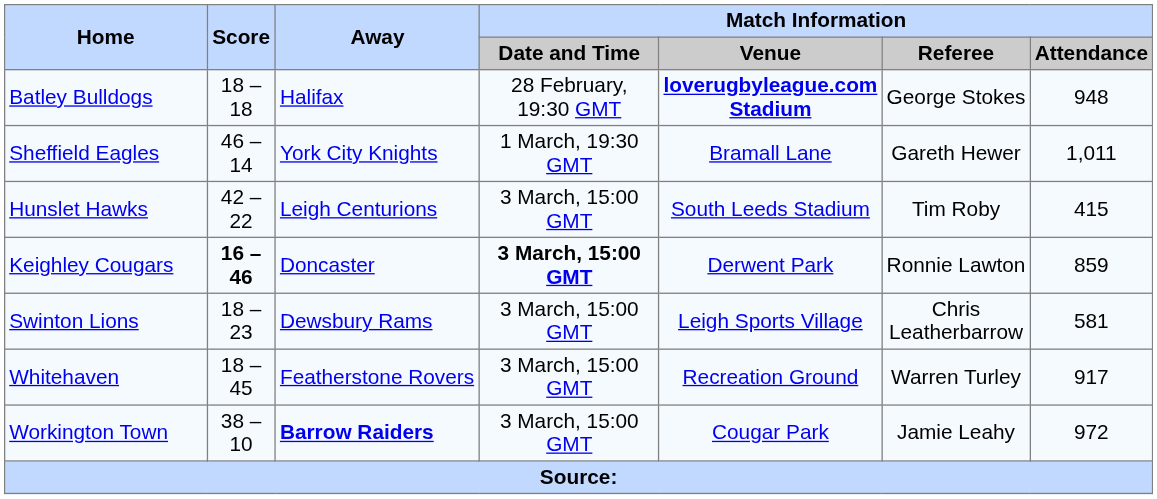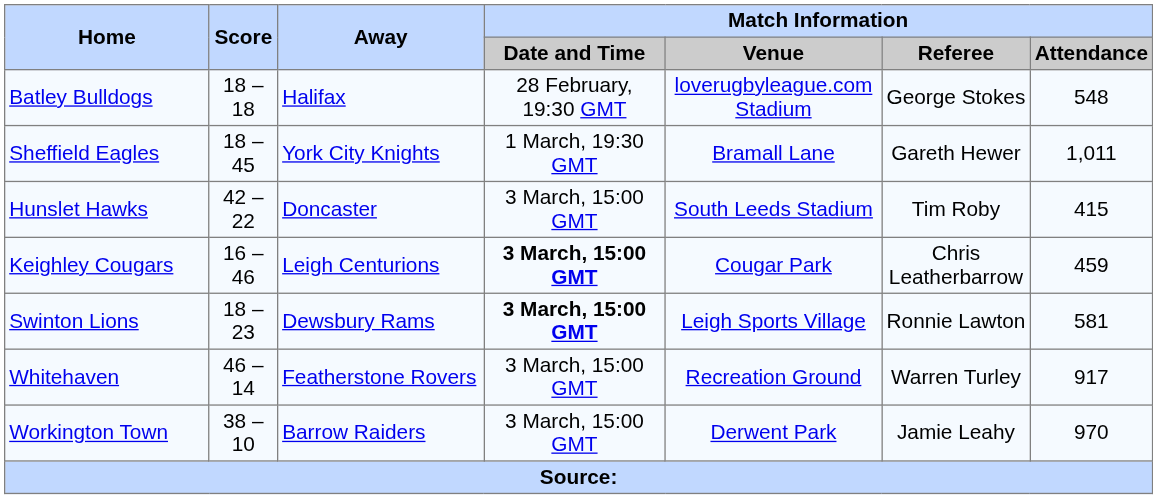(770, 97) bold -> (773, 97) normal
(1091, 97) 948 -> (1091, 97) 548
(241, 153) 46 – 14 -> (243, 153) 18 – 45
(359, 209) Leigh Centurions -> (330, 209) Doncaster
(241, 265) bold -> (243, 265) normal
(327, 265) Doncaster -> (361, 265) Leigh Centurions
(770, 265) Derwent Park -> (773, 265) Cougar Park
(956, 265) Ronnie Lawton -> (956, 265) Chris Leatherbarrow
(1091, 265) 859 -> (1091, 265) 459
(569, 321) normal -> (574, 321) bold
(956, 321) Chris Leatherbarrow -> (956, 321) Ronnie Lawton
(241, 376) 18 – 45 -> (243, 376) 46 – 14
(357, 432) bold -> (354, 432) normal
(770, 432) Cougar Park -> (773, 432) Derwent Park
(1091, 432) 972 -> (1091, 432) 970
